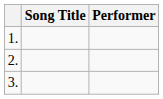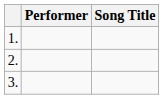columns swapped: (55, 15) <-> (124, 15)
